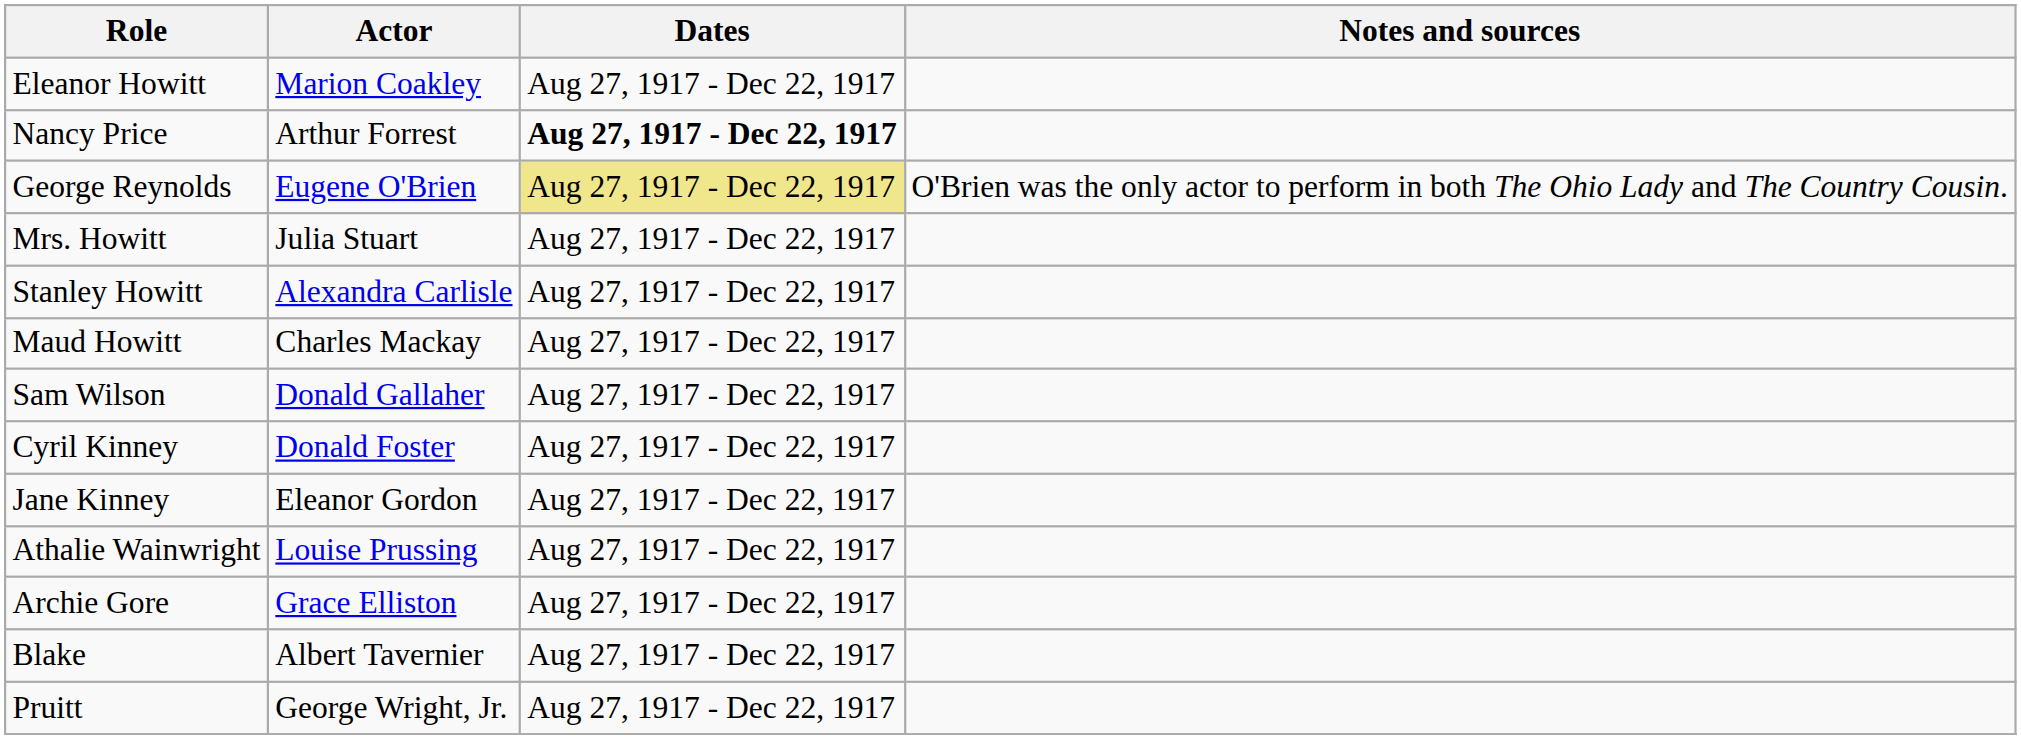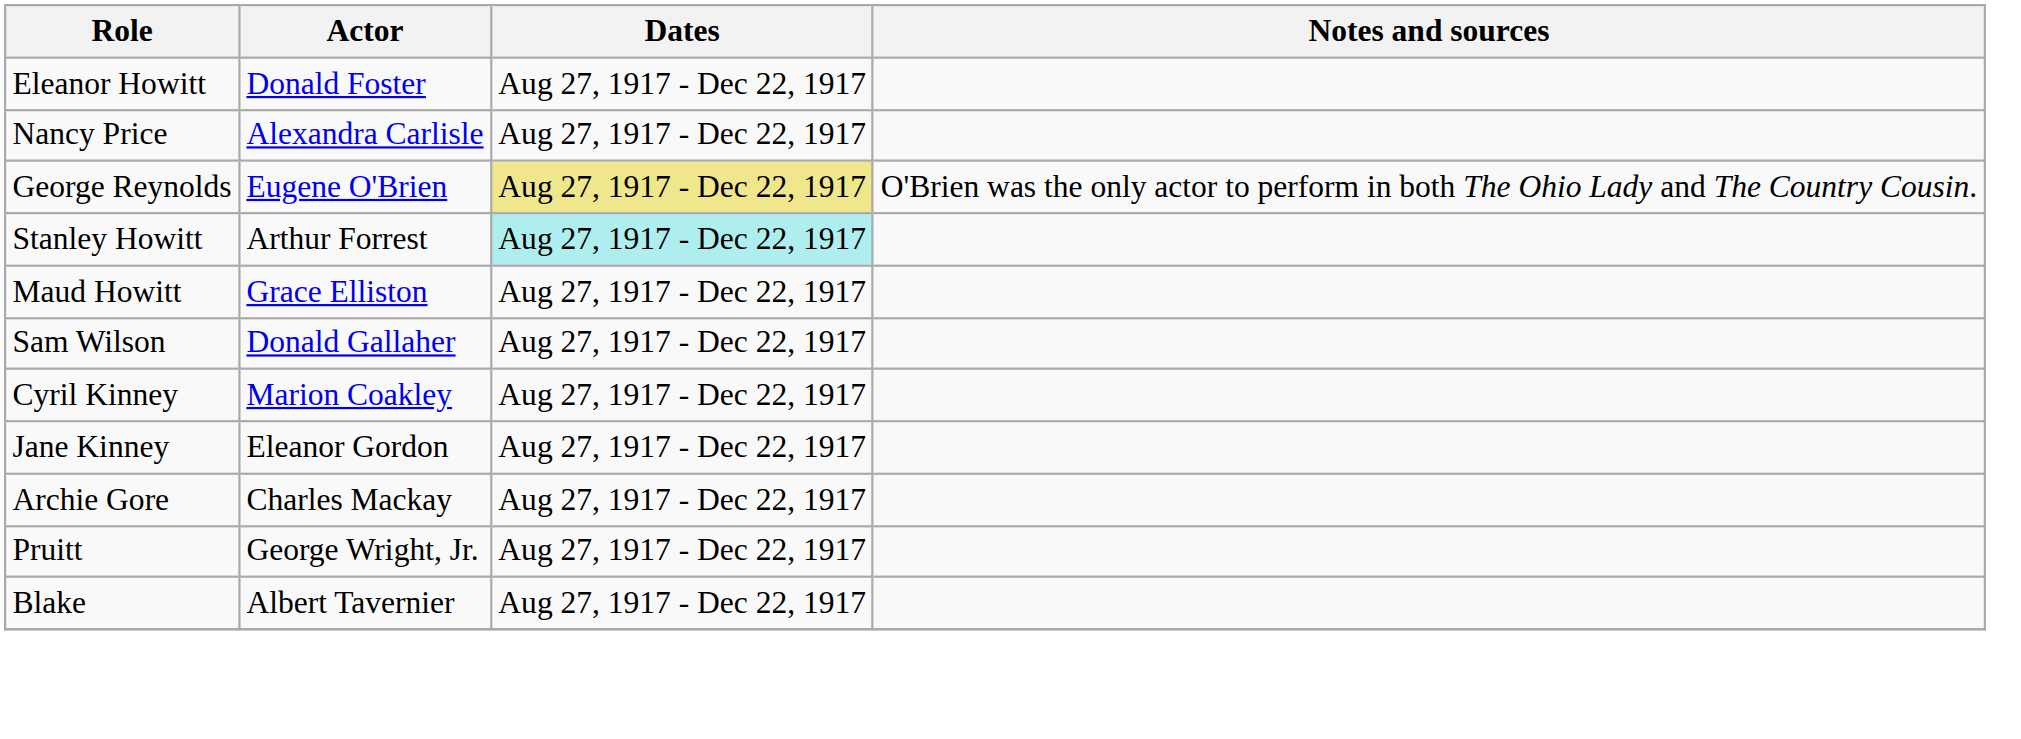(378, 82) Marion Coakley -> (336, 82) Donald Foster
(366, 134) Arthur Forrest -> (365, 134) Alexandra Carlisle
(712, 134) bold -> (682, 134) normal
- row: (90, 238)
(394, 290) Alexandra Carlisle -> (337, 238) Arthur Forrest
(711, 290) no background -> (682, 238) paleturquoise background
(378, 342) Charles Mackay -> (337, 290) Grace Elliston
(365, 446) Donald Foster -> (349, 394) Marion Coakley
- row: (137, 551)
(366, 603) Grace Elliston -> (349, 499) Charles Mackay
rows swapped: (48, 707) <-> (49, 655)
